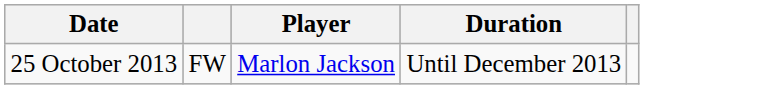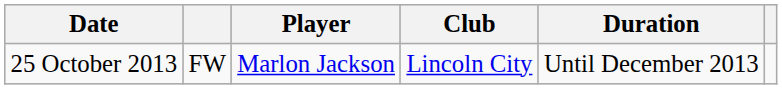+ column: (469, 24)
